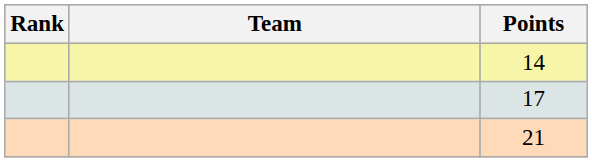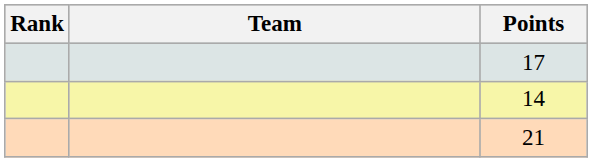rows swapped: (534, 61) <-> (534, 99)
